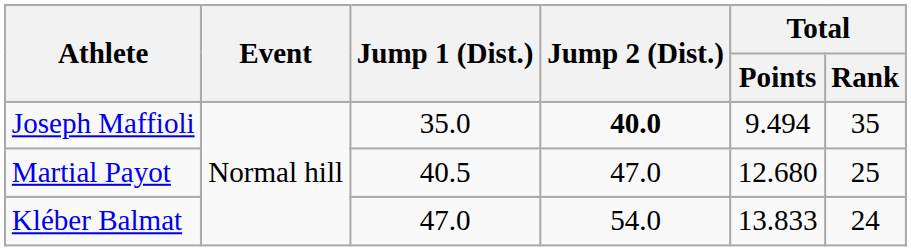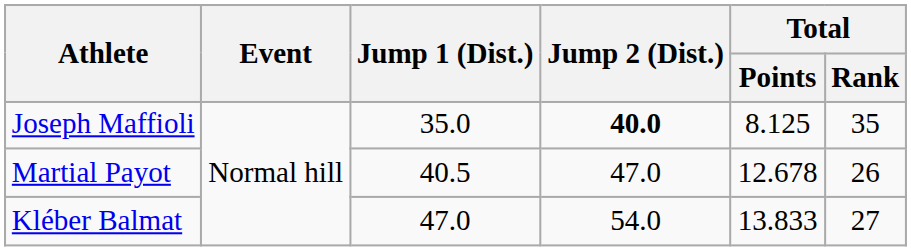(778, 124) 9.494 -> (778, 124) 8.125
(778, 172) 12.680 -> (778, 172) 12.678
(865, 172) 25 -> (865, 172) 26
(865, 220) 24 -> (865, 220) 27
